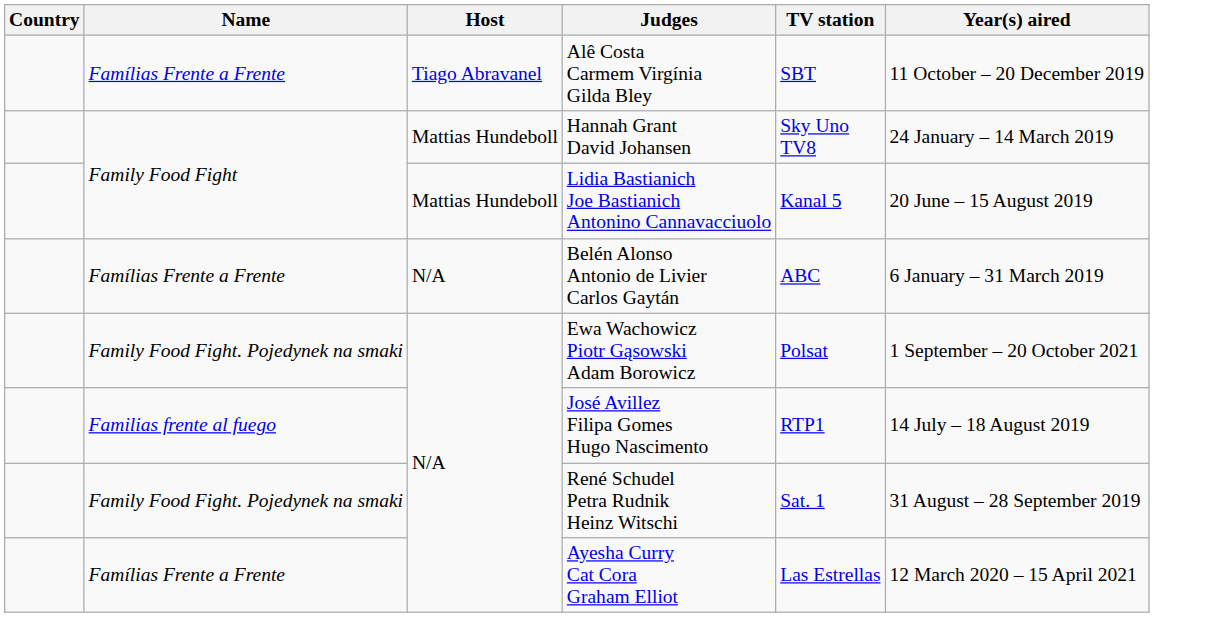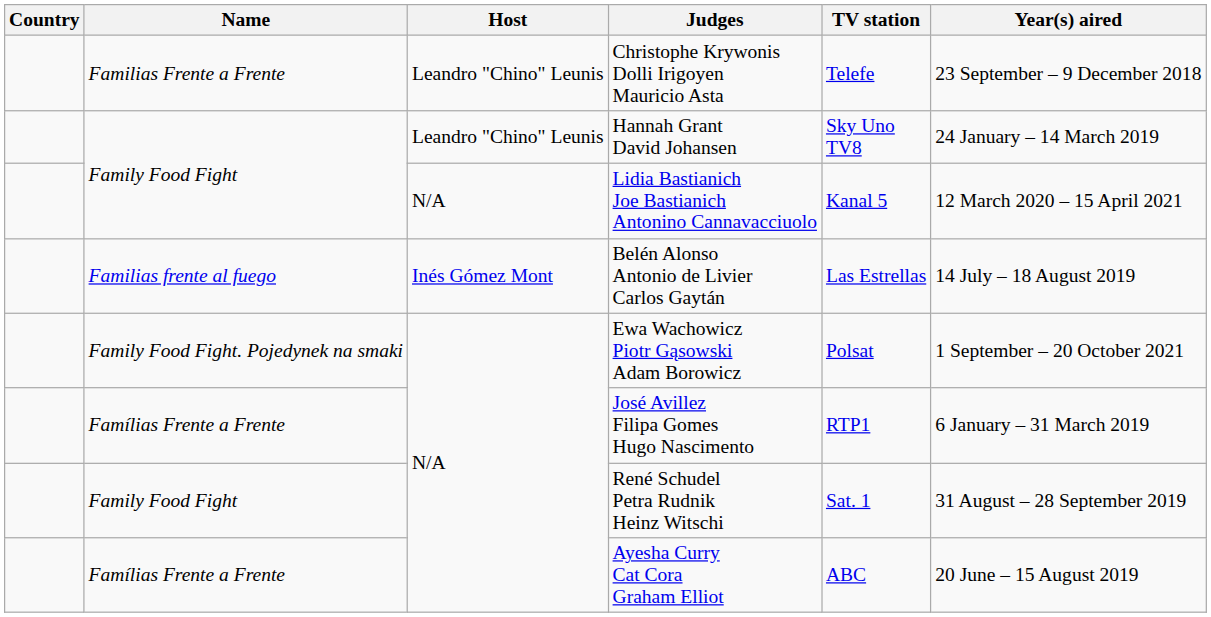+ row: (696, 72)
- row: (634, 72)
(485, 136) Mattias Hundeboll -> (508, 136) Leandro "Chino" Leunis
(485, 200) Mattias Hundeboll -> (429, 200) N/A
(991, 200) 20 June – 15 August 2019 -> (1059, 200) 12 March 2020 – 15 April 2021
(187, 275) Famílias Frente a Frente -> (182, 275) Familias frente al fuego
(429, 275) N/A -> (482, 275) Inés Gómez Mont
(800, 275) ABC -> (876, 275) Las Estrellas
(997, 275) 6 January – 31 March 2019 -> (1035, 275) 14 July – 18 August 2019
(182, 425) Familias frente al fuego -> (187, 425) Famílias Frente a Frente
(990, 425) 14 July – 18 August 2019 -> (1042, 425) 6 January – 31 March 2019
(246, 500) Family Food Fight. Pojedynek na smaki -> (163, 500) Family Food Fight
(830, 575) Las Estrellas -> (846, 575) ABC
(1013, 575) 12 March 2020 – 15 April 2021 -> (1037, 575) 20 June – 15 August 2019
